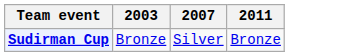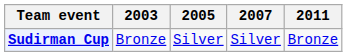+ column: (198, 16)
